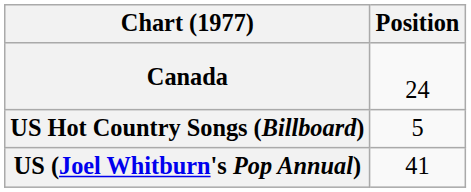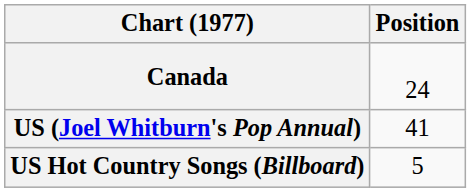rows swapped: (187, 128) <-> (187, 166)
